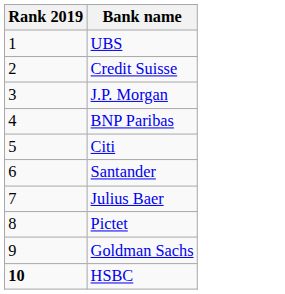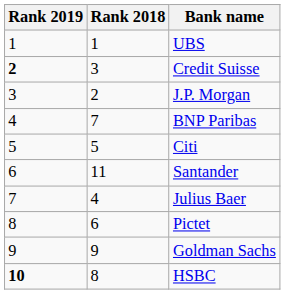+ column: (128, 17)
(12, 69) normal -> (12, 69) bold
